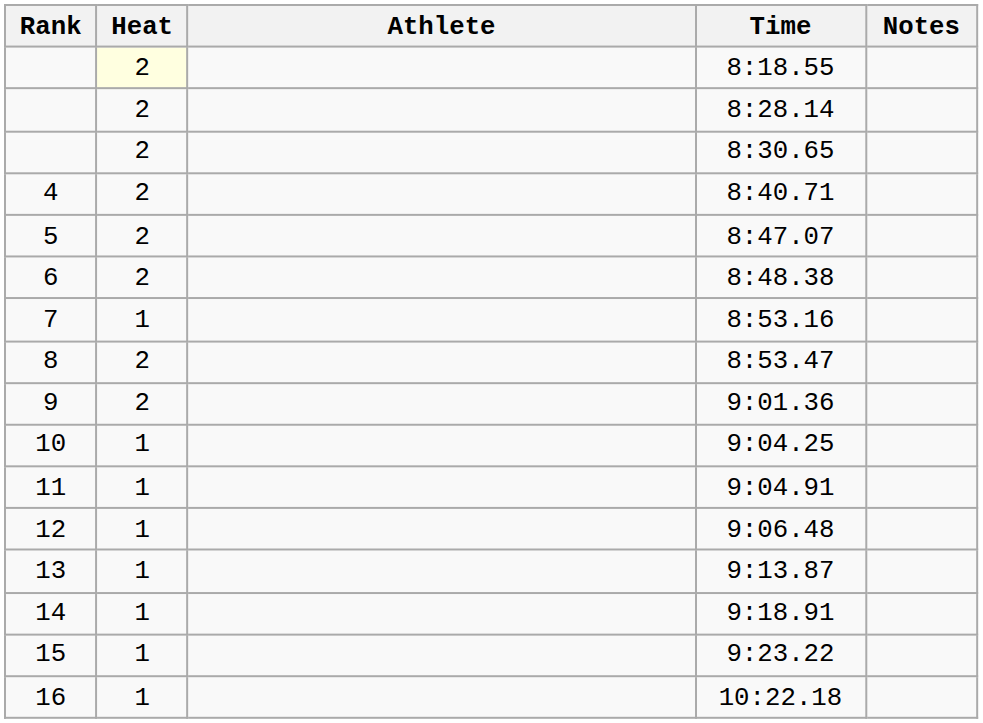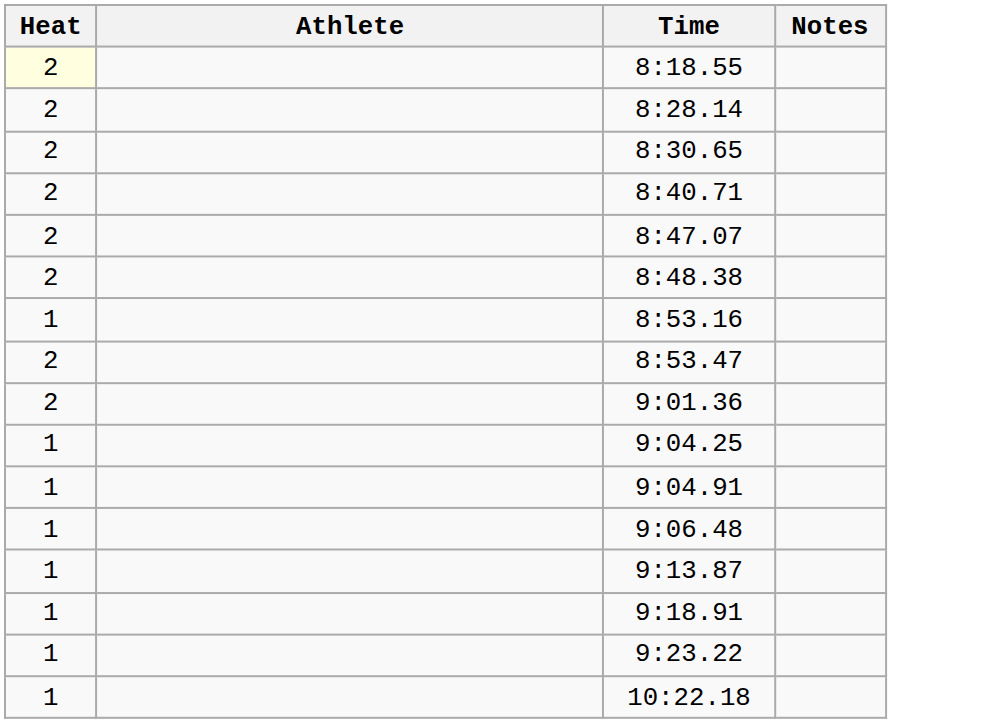- column: (51, 26)
